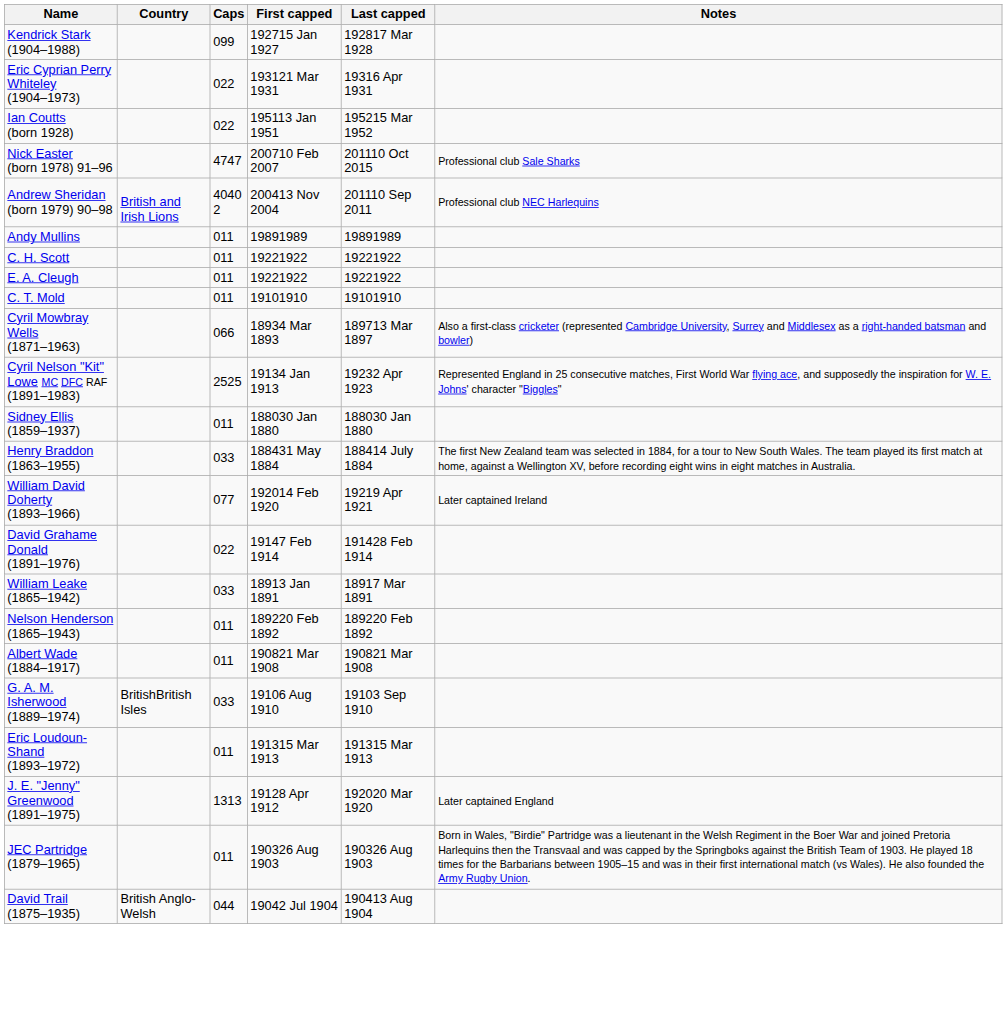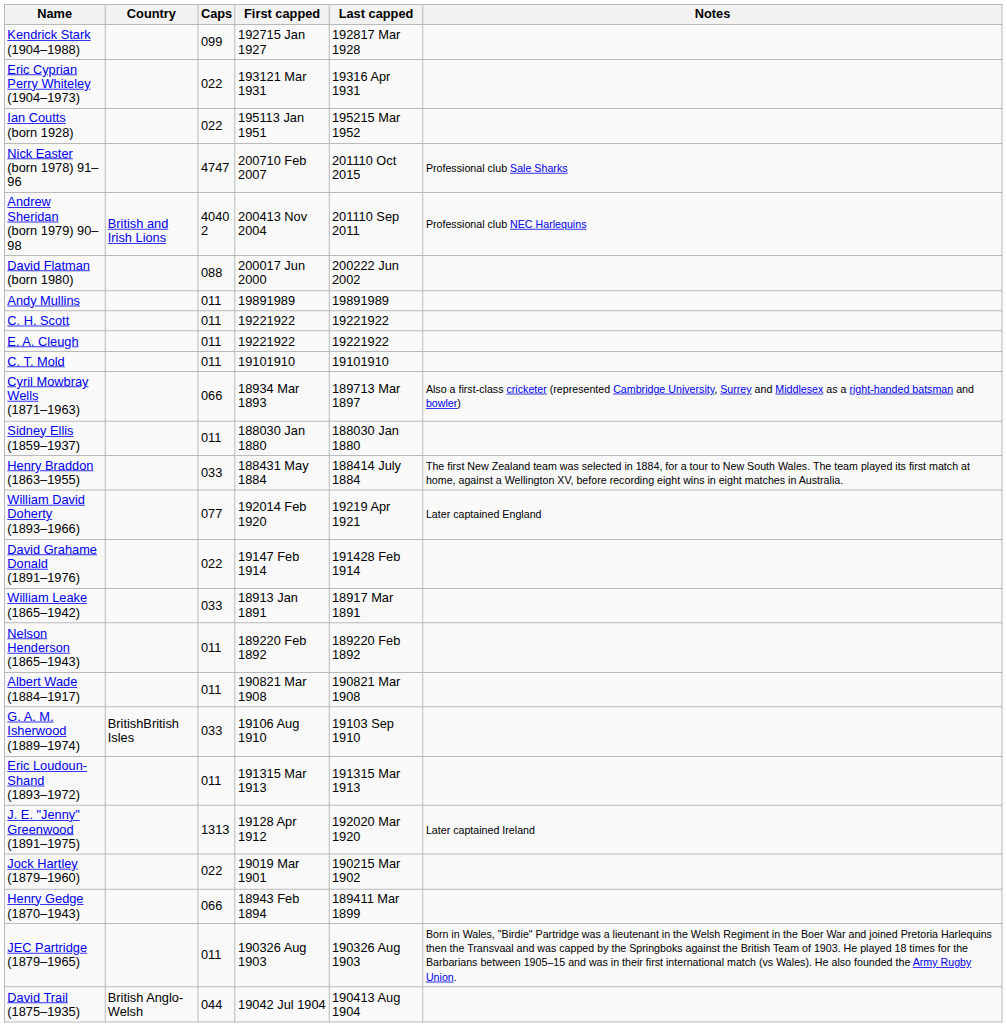+ row: (49, 273)
- row: (57, 381)
(493, 501) Later captained Ireland -> (484, 515) Later captained England
(496, 801) Later captained England -> (480, 830) Later captained Ireland
+ row: (44, 871)
+ row: (45, 906)
